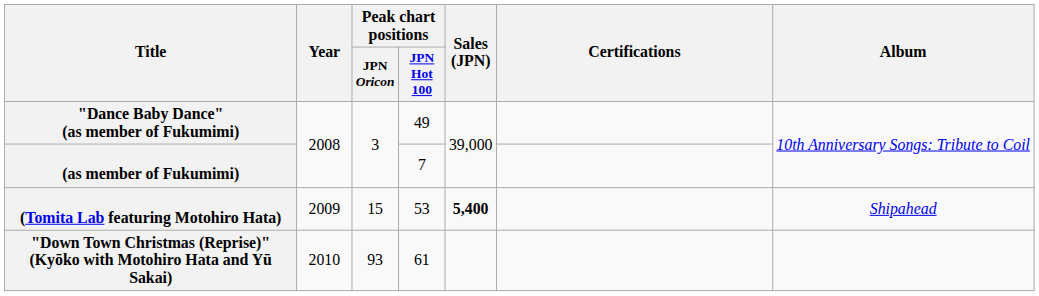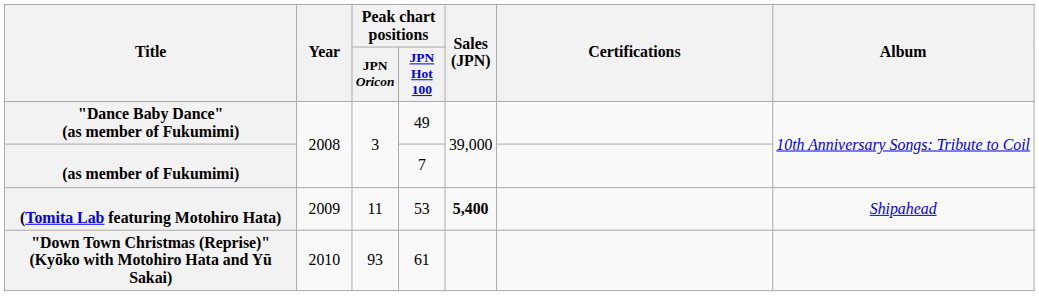(375, 208) 15 -> (375, 208) 11
